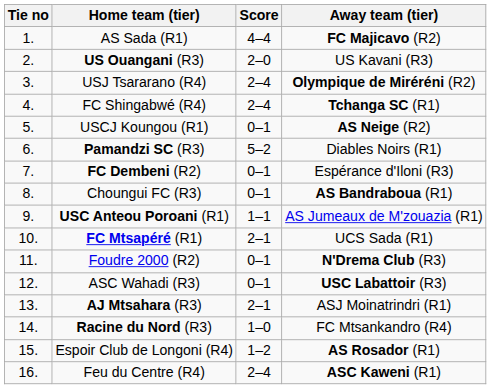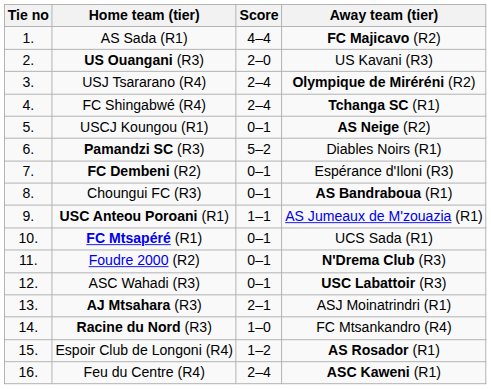(259, 238) 2–1 -> (259, 238) 0–1
